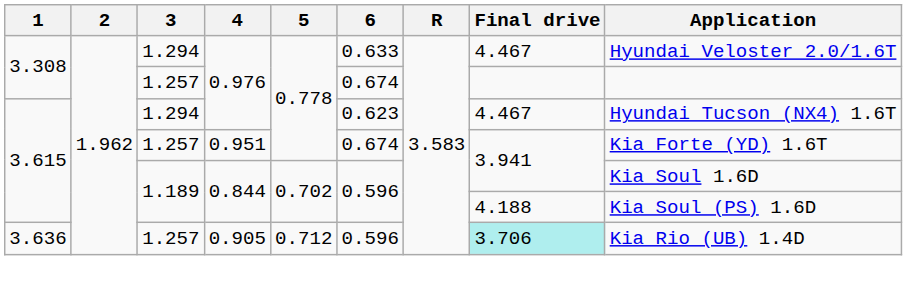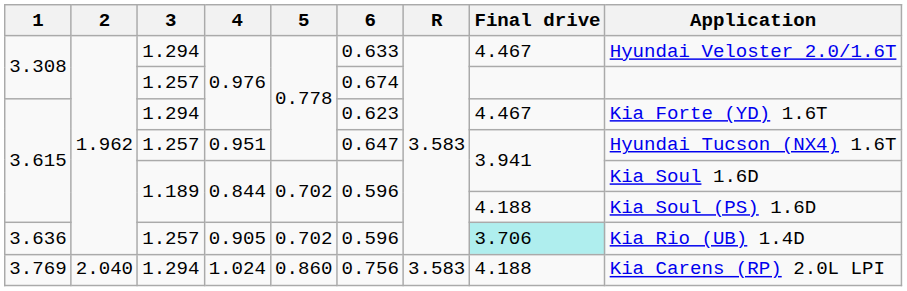(753, 114) Hyundai Tucson (NX4) 1.6T -> (719, 114) Kia Forte (YD) 1.6T
(370, 145) 0.674 -> (370, 145) 0.647
(719, 145) Kia Forte (YD) 1.6T -> (753, 145) Hyundai Tucson (NX4) 1.6T
(304, 238) 0.712 -> (304, 238) 0.702
+ row: (38, 269)
